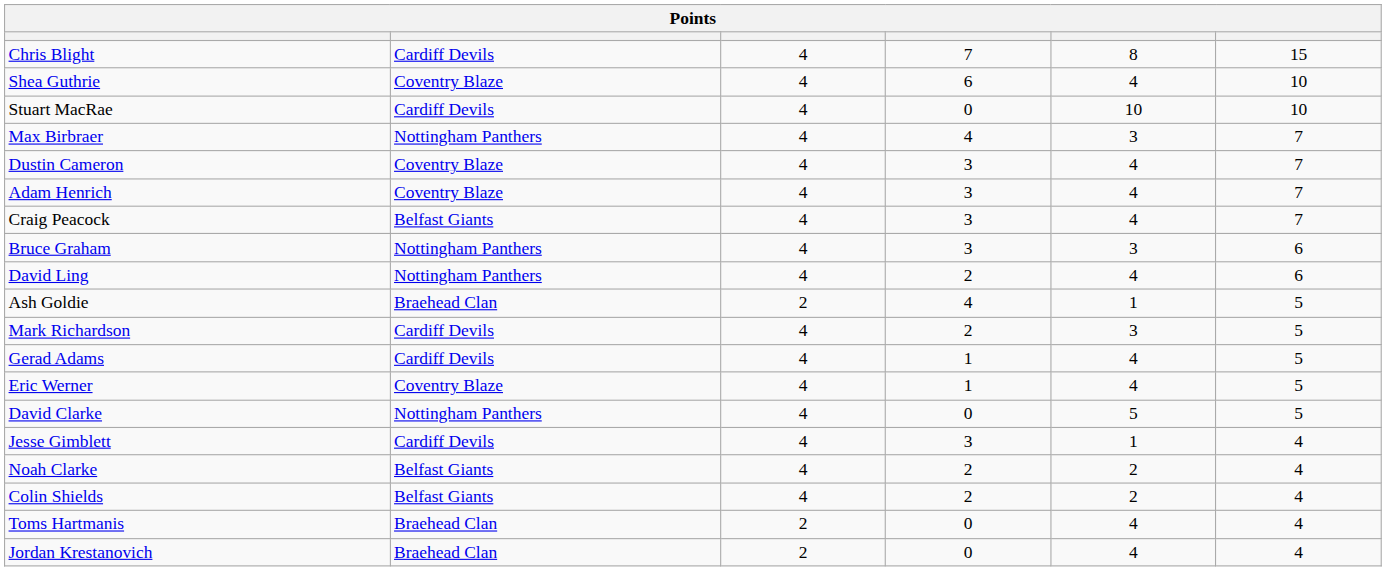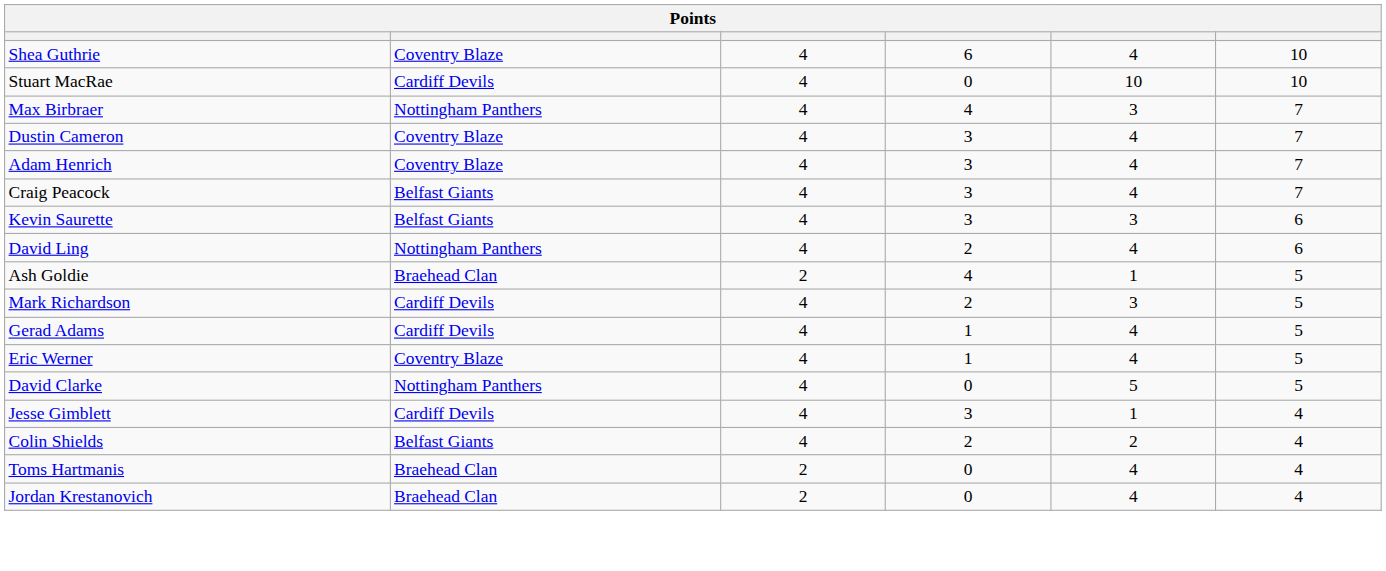- row: (51, 54)
- row: (60, 247)
+ row: (61, 219)
- row: (53, 468)
